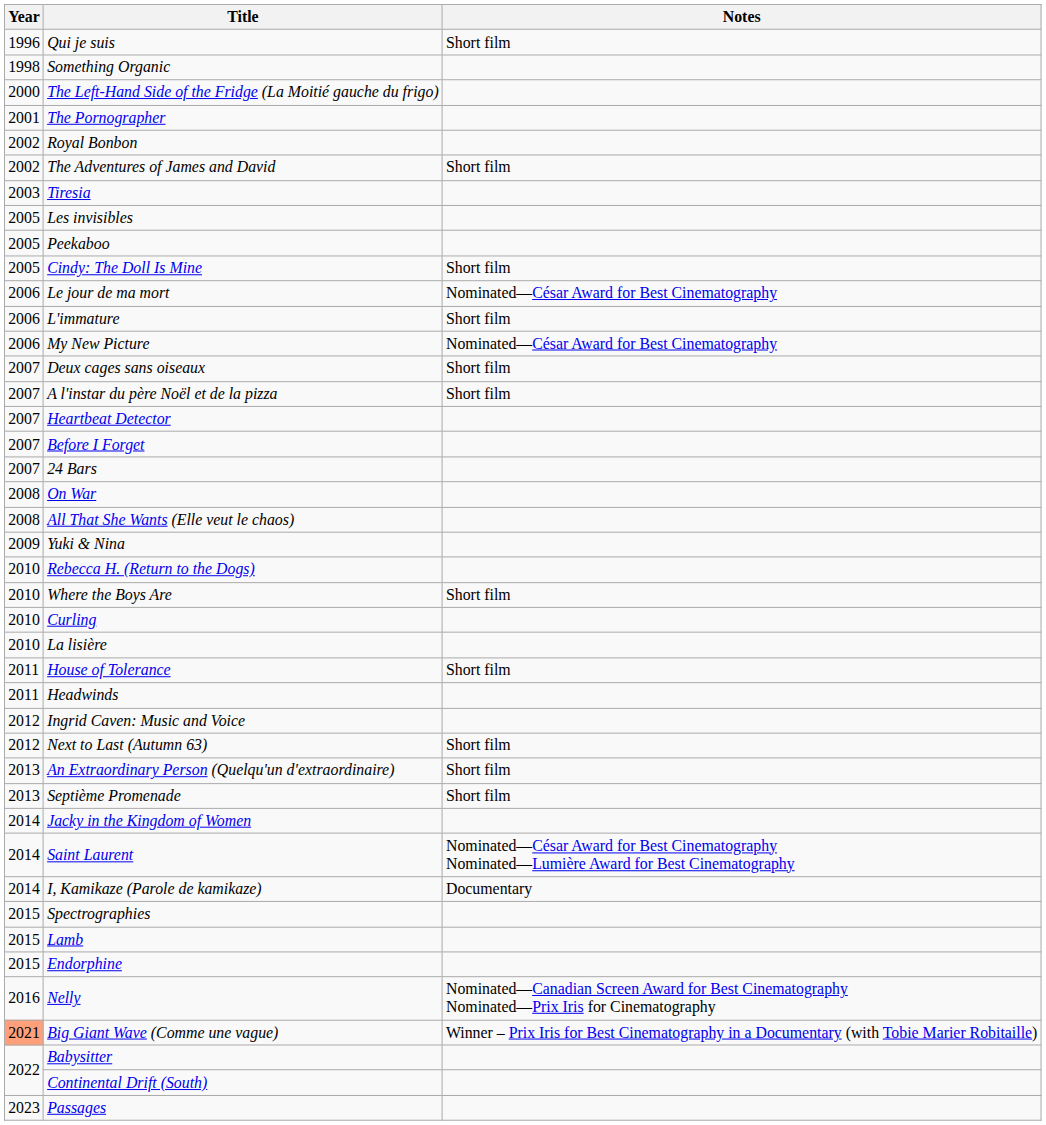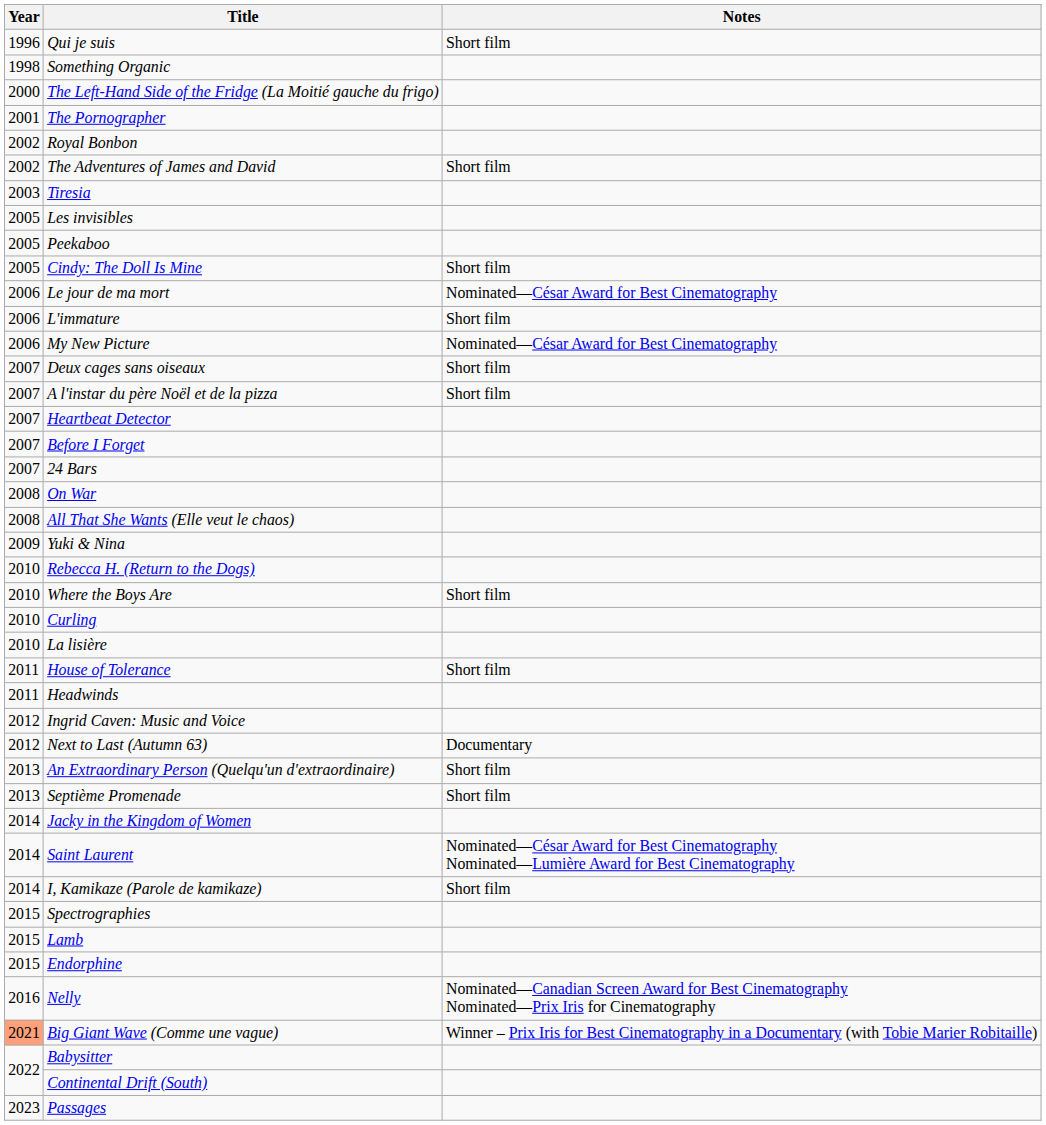(478, 745) Short film -> (489, 745) Documentary
(489, 889) Documentary -> (478, 889) Short film
